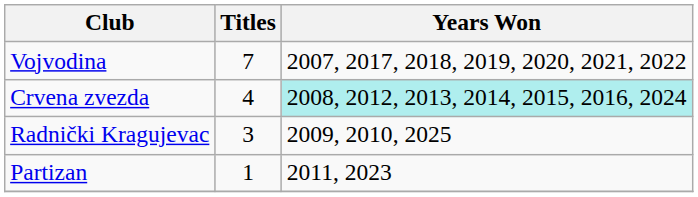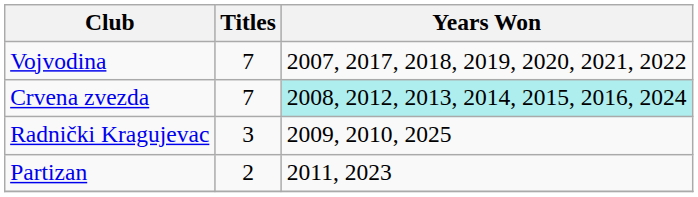(248, 97) 4 -> (248, 97) 7
(248, 172) 1 -> (248, 172) 2
